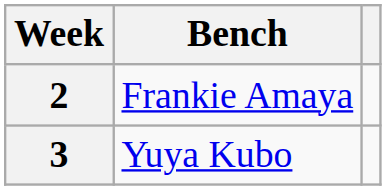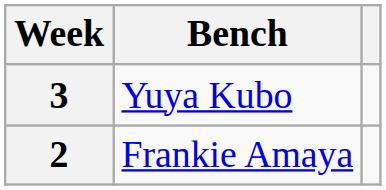rows swapped: (59, 94) <-> (59, 154)
